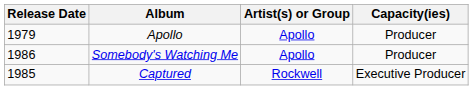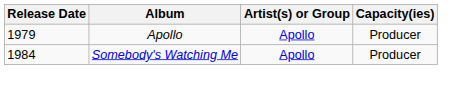(21, 54) 1986 -> (21, 54) 1984
- row: (165, 74)
